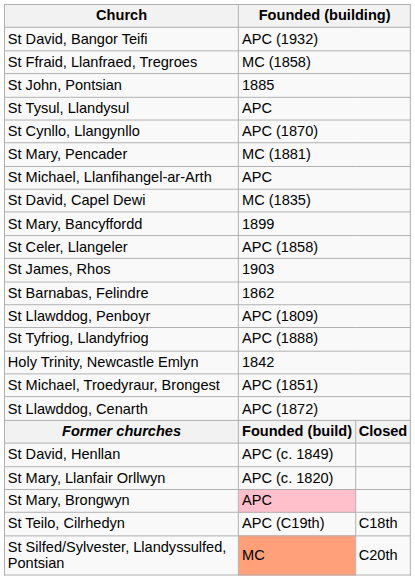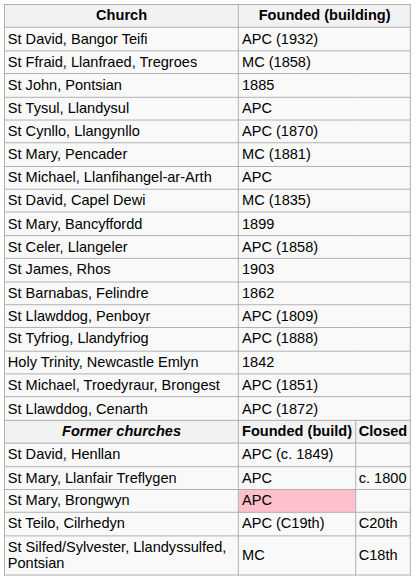- row: (87, 477)
+ row: (92, 477)
(378, 524) C18th -> (378, 524) C20th
(253, 555) lightsalmon background -> (253, 555) no background
(378, 555) C20th -> (378, 555) C18th
